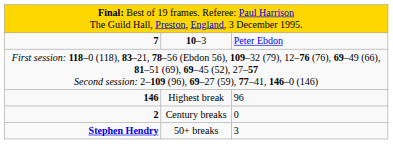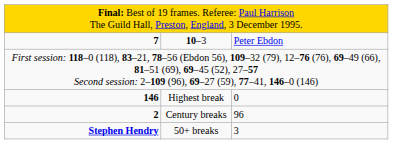(239, 98) 96 -> (236, 98) 0
(236, 114) 0 -> (239, 114) 96
